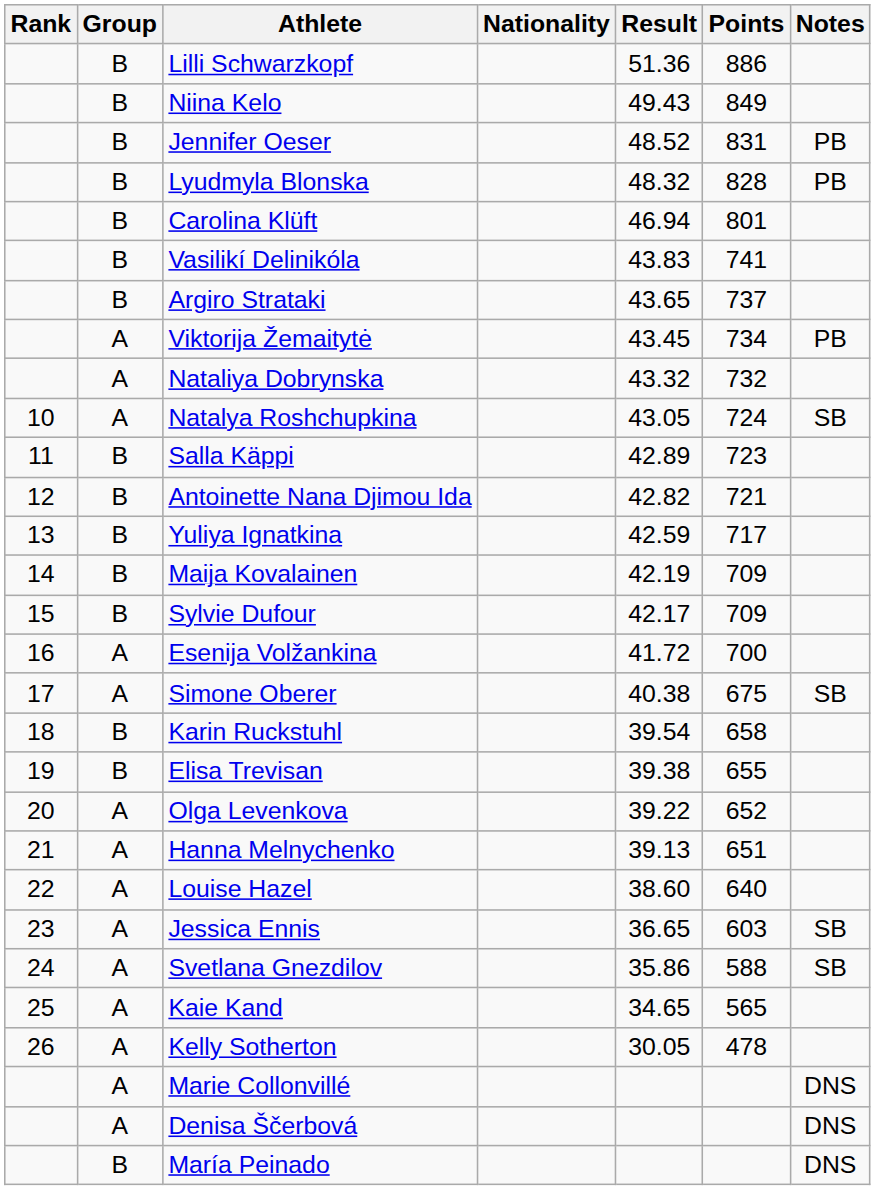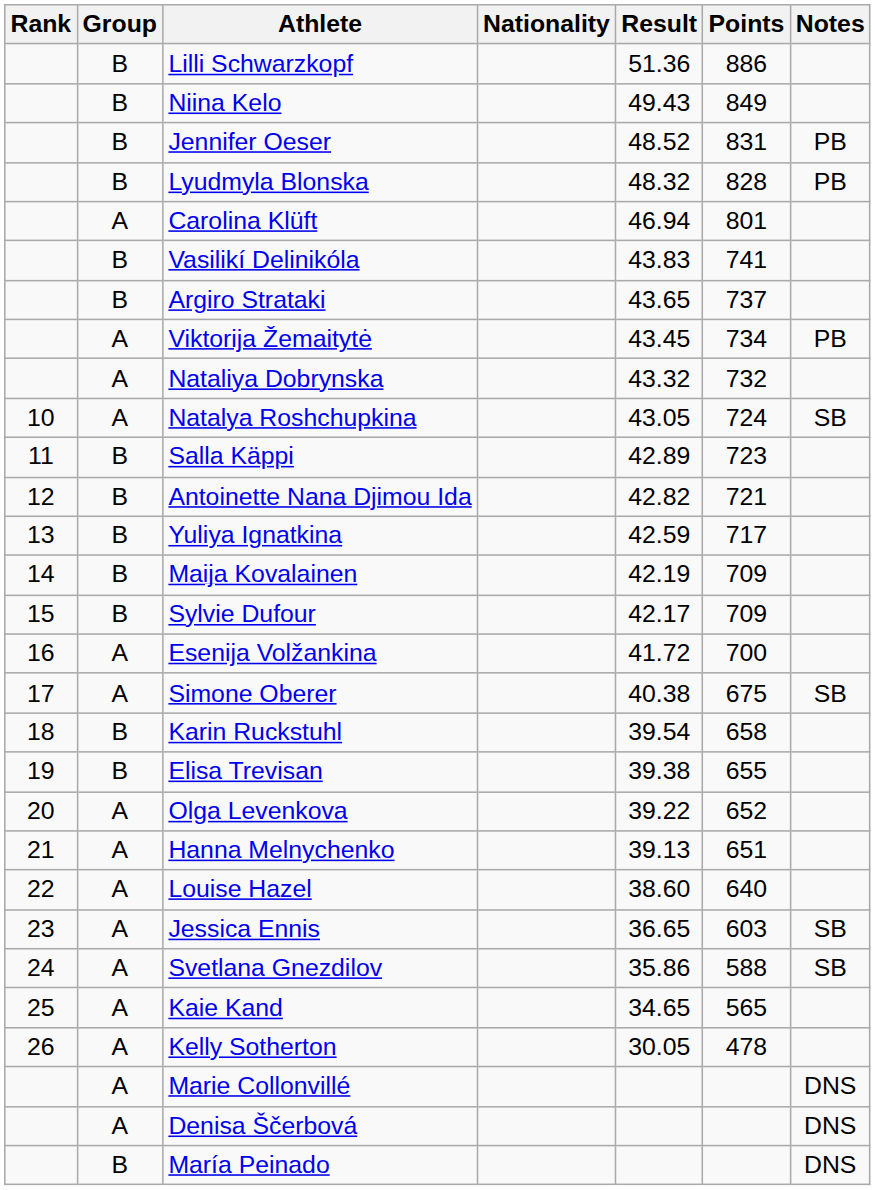(120, 220) B -> (120, 220) A
